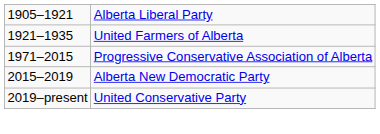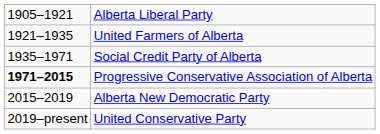+ row: (178, 56)
(40, 56) normal -> (40, 77) bold
